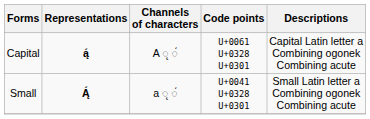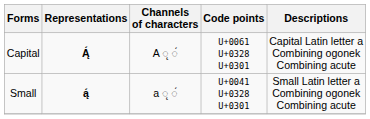(86, 53) ą́ -> (86, 53) Ą́
(86, 93) Ą́ -> (86, 93) ą́
